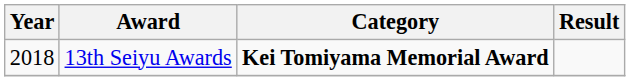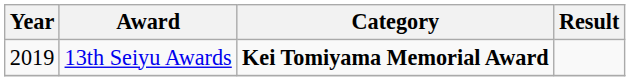(32, 57) 2018 -> (32, 57) 2019
